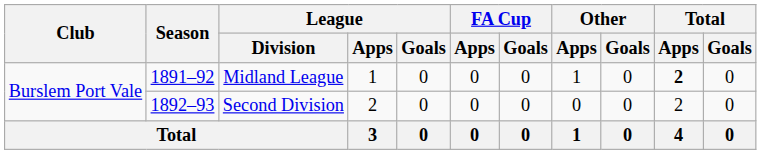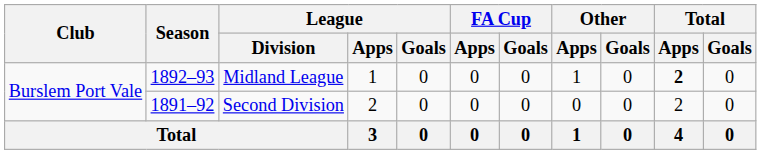(183, 76) 1891–92 -> (183, 76) 1892–93
(183, 105) 1892–93 -> (183, 105) 1891–92
